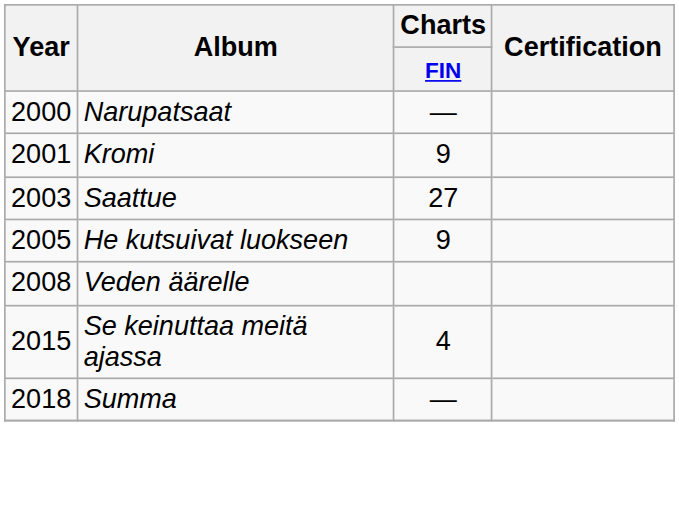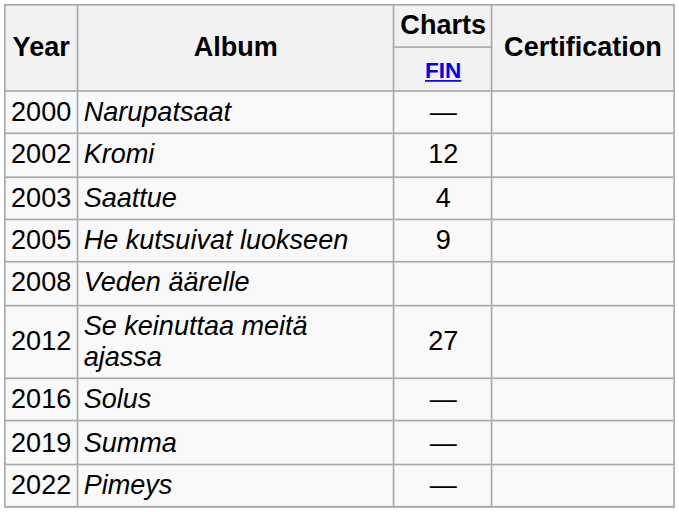(41, 154) 2001 -> (41, 154) 2002
(443, 154) 9 -> (443, 154) 12
(443, 197) 27 -> (443, 197) 4
(41, 341) 2015 -> (41, 341) 2012
(443, 341) 4 -> (443, 341) 27
+ row: (118, 399)
(41, 399) 2018 -> (41, 442) 2019
+ row: (128, 485)
